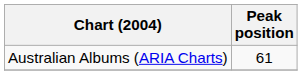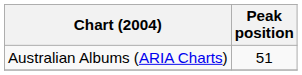(264, 57) 61 -> (264, 57) 51
